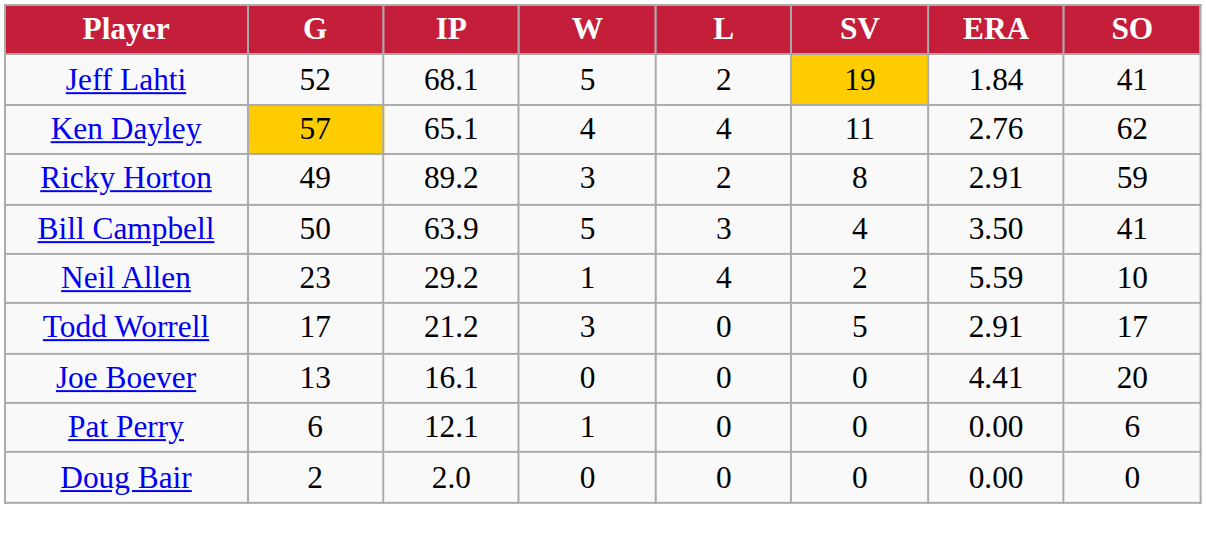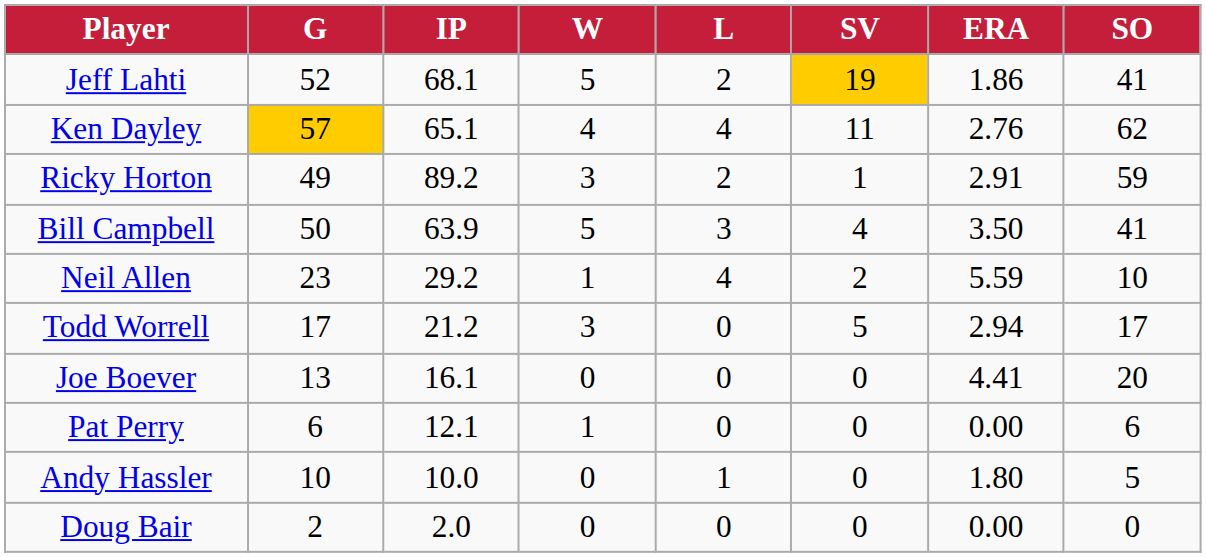(996, 79) 1.84 -> (996, 79) 1.86
(860, 178) 8 -> (860, 178) 1
(996, 327) 2.91 -> (996, 327) 2.94
+ row: (126, 476)
